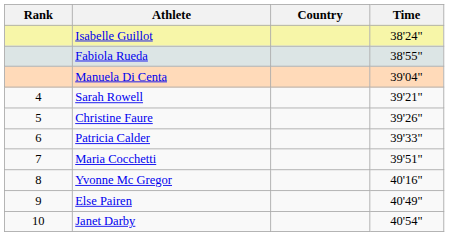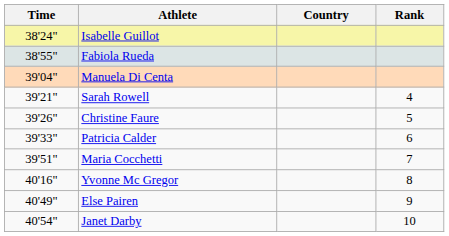columns swapped: (38, 15) <-> (406, 15)
